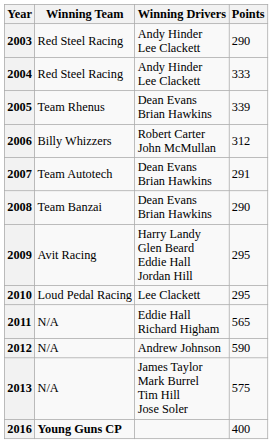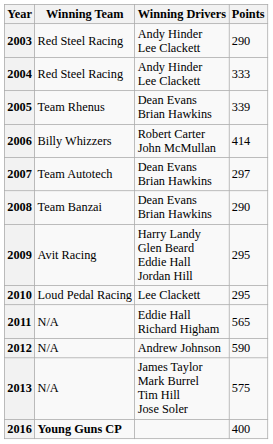(241, 140) 312 -> (241, 140) 414
(241, 174) 291 -> (241, 174) 297
